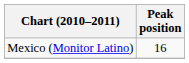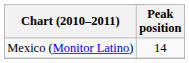(160, 48) 16 -> (160, 48) 14
